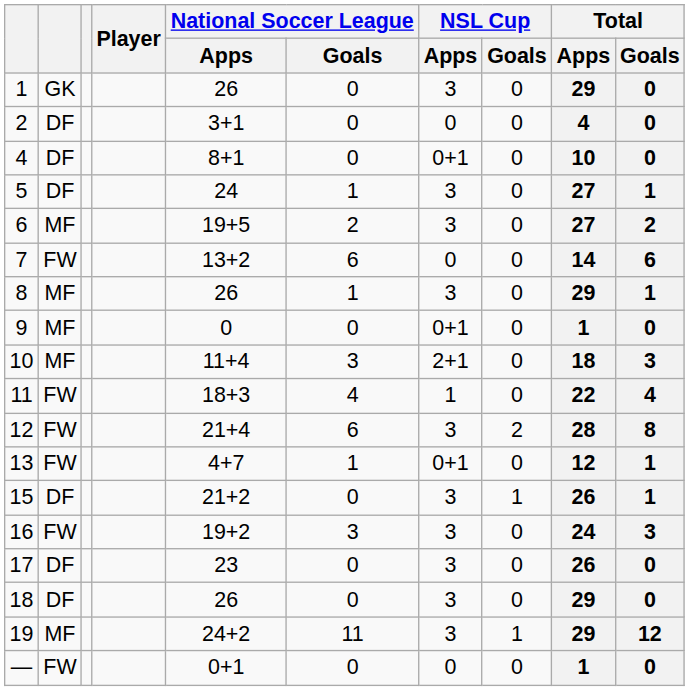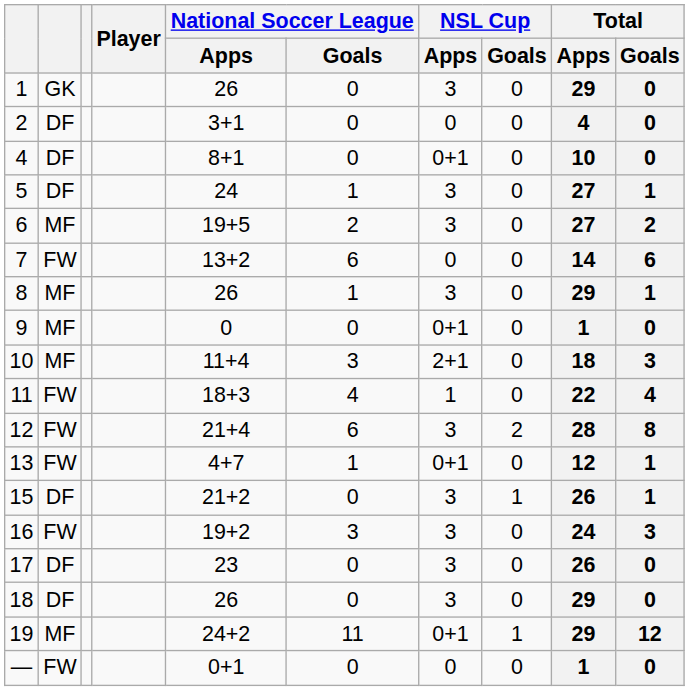(450, 633) 3 -> (450, 633) 0+1
